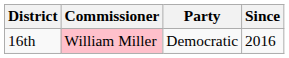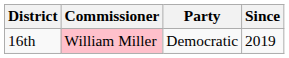(260, 41) 2016 -> (260, 41) 2019
